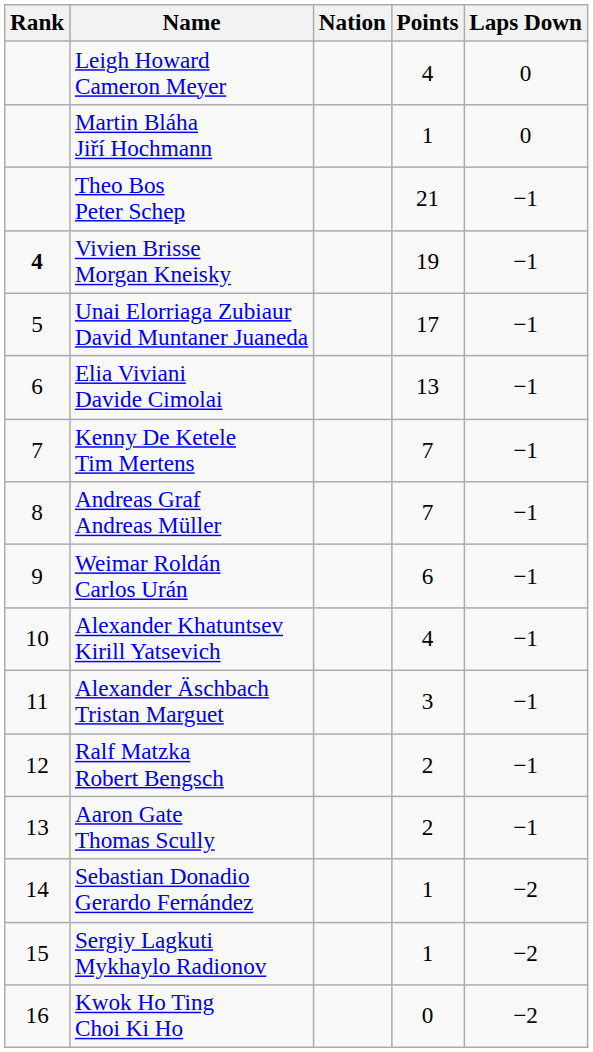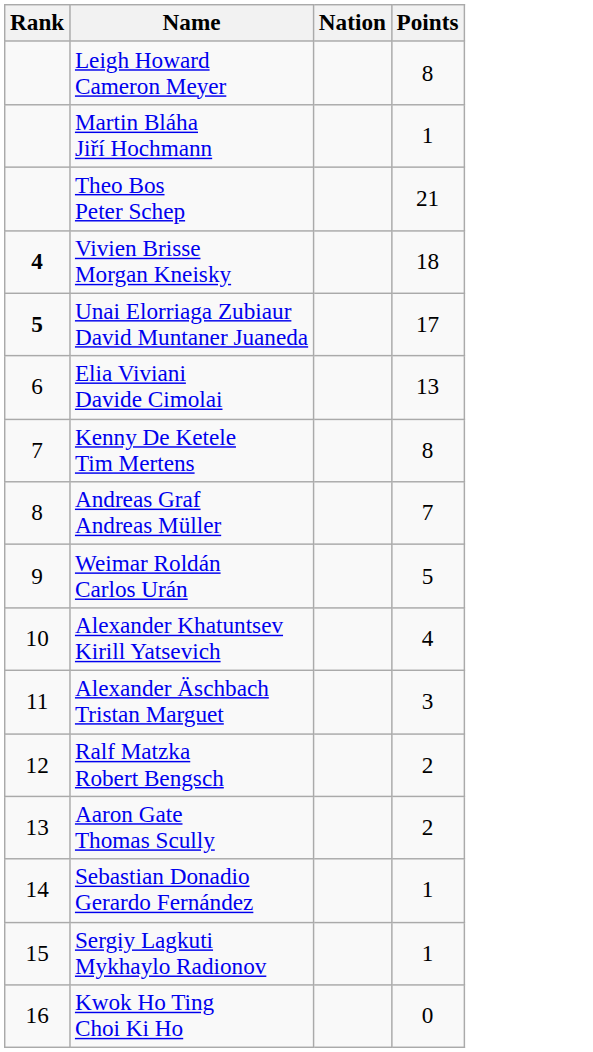- column: (526, 22)
(428, 72) 4 -> (428, 72) 8
(428, 261) 19 -> (428, 261) 18
(37, 324) normal -> (37, 324) bold
(428, 450) 7 -> (428, 450) 8
(428, 575) 6 -> (428, 575) 5
